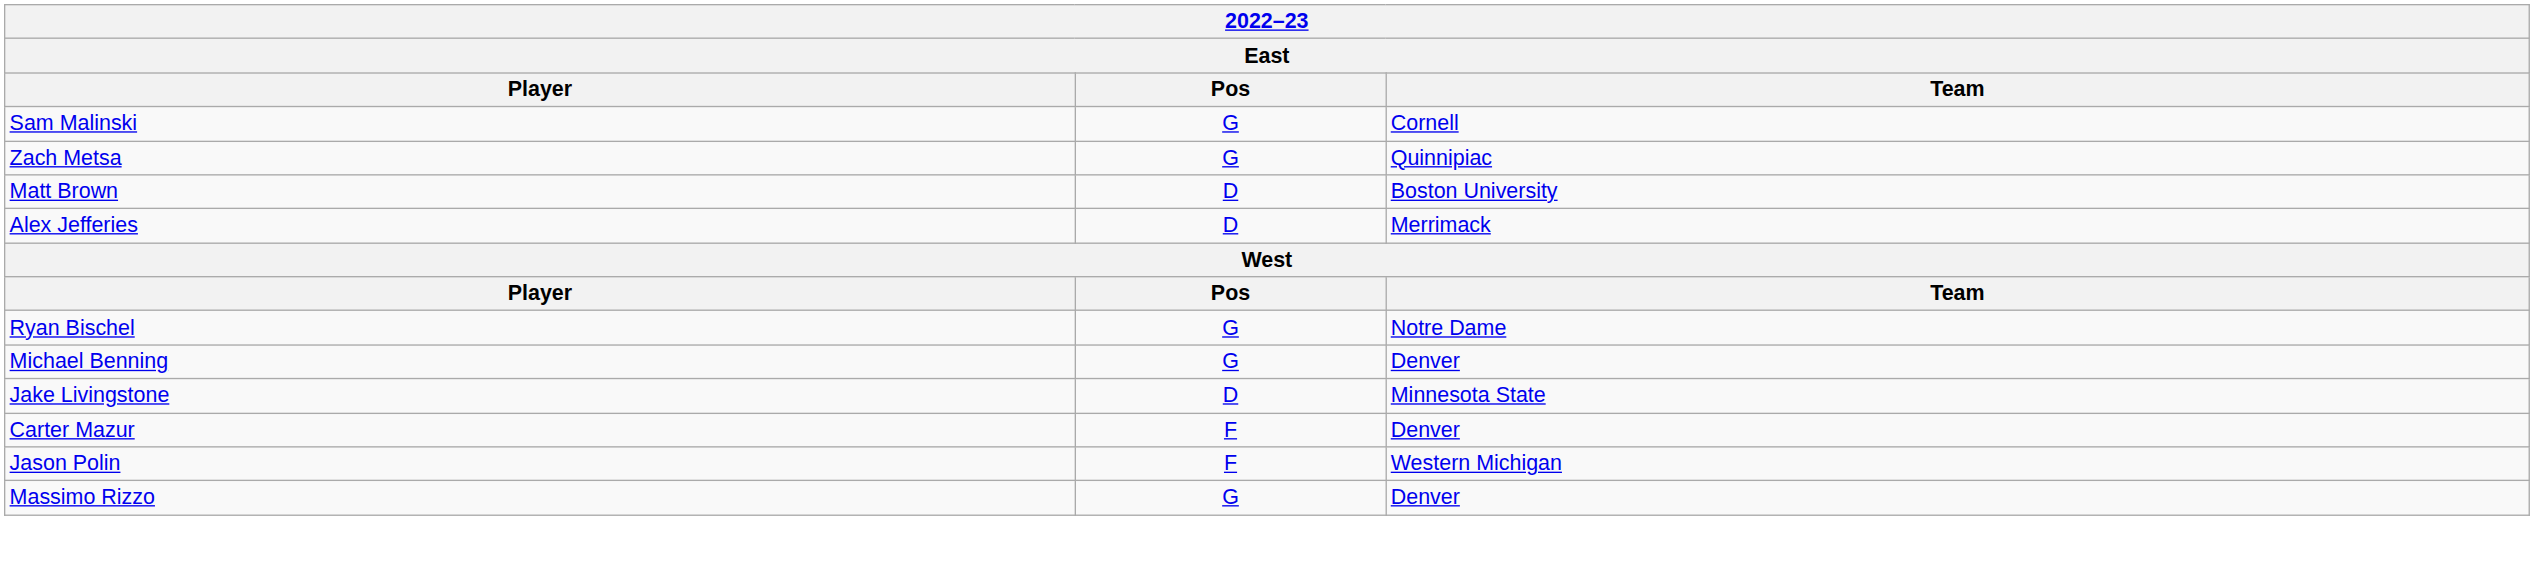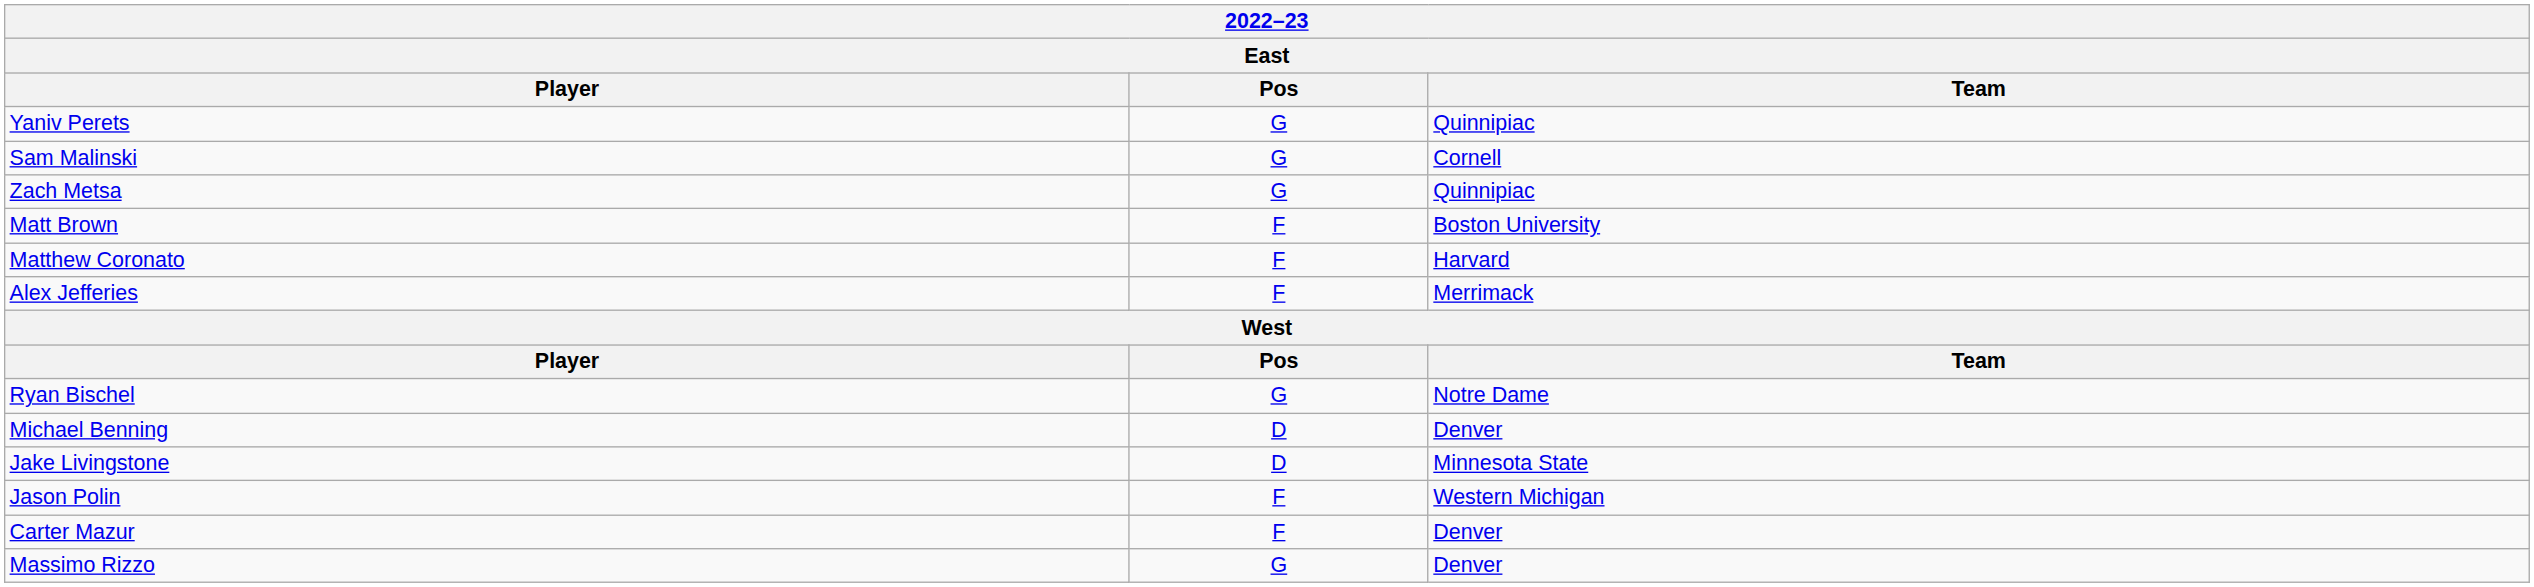+ row: (70, 123)
(1231, 191) D -> (1279, 225) F
+ row: (97, 259)
(1231, 225) D -> (1279, 293) F
(1231, 361) G -> (1279, 429) D
rows swapped: (72, 429) <-> (65, 463)
